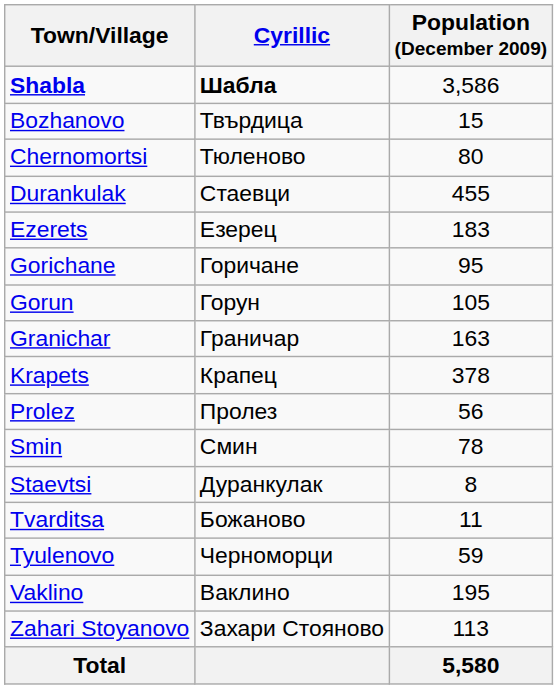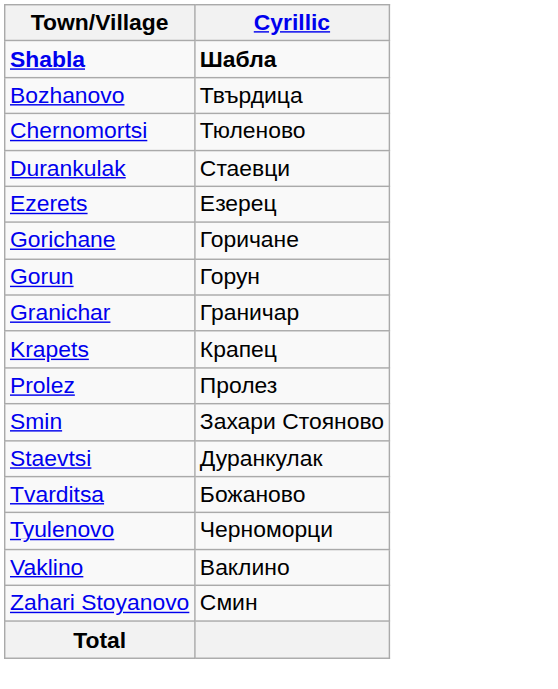- column: (471, 35)
(229, 447) Смин -> (292, 421) Захари Стояново
(292, 628) Захари Стояново -> (229, 603) Смин
